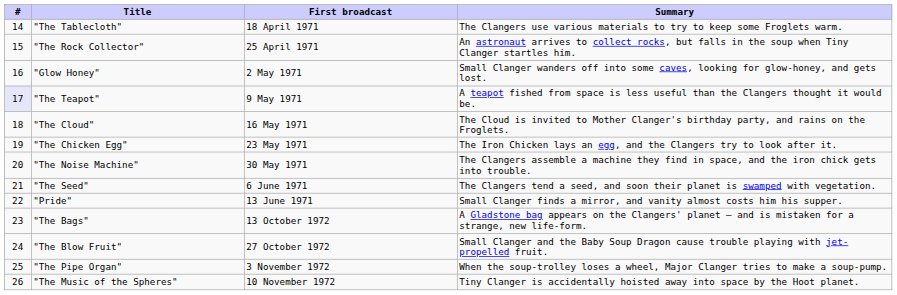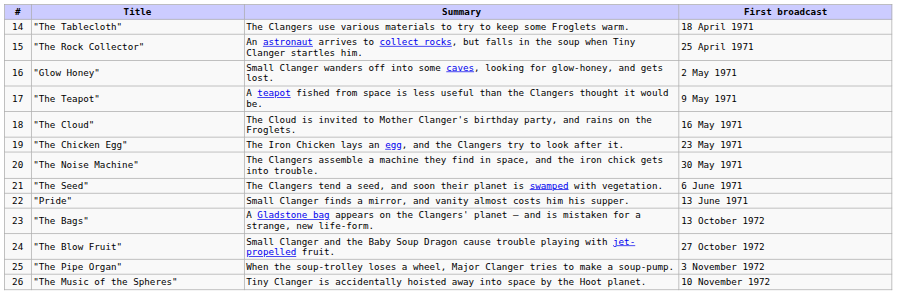columns swapped: (351, 12) <-> (675, 12)
(18, 99) lavender background -> (18, 99) no background
